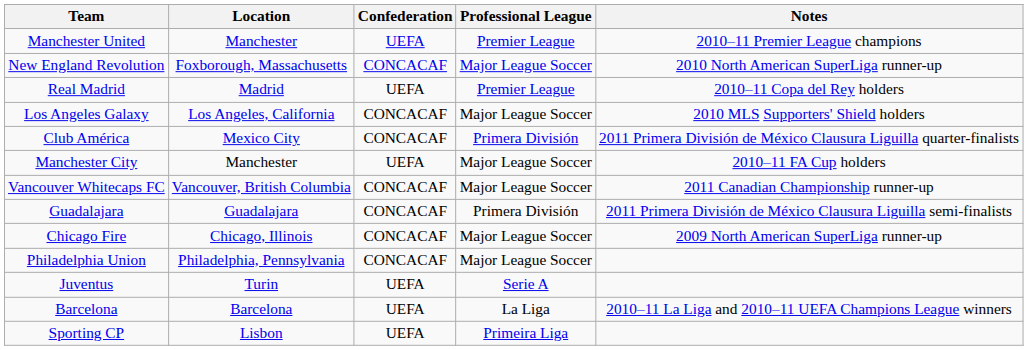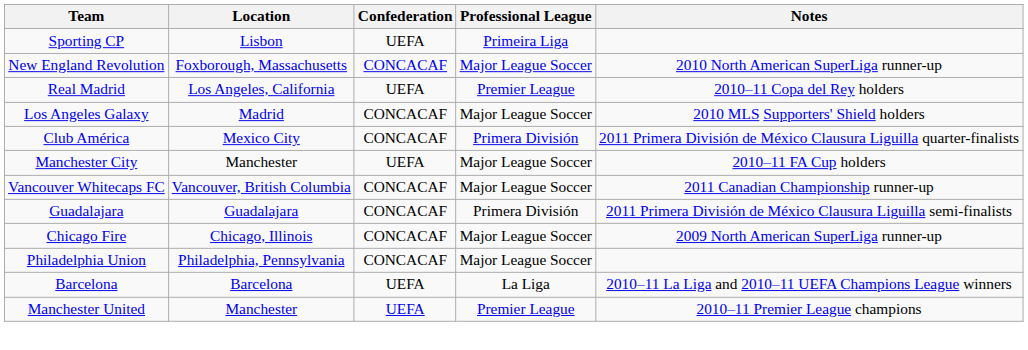rows swapped: (86, 41) <-> (86, 333)
(261, 89) Madrid -> (261, 89) Los Angeles, California
(261, 114) Los Angeles, California -> (261, 114) Madrid
- row: (86, 284)
